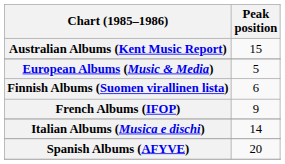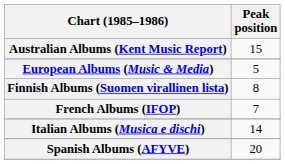(256, 88) 6 -> (256, 88) 8
(256, 108) 9 -> (256, 108) 7
